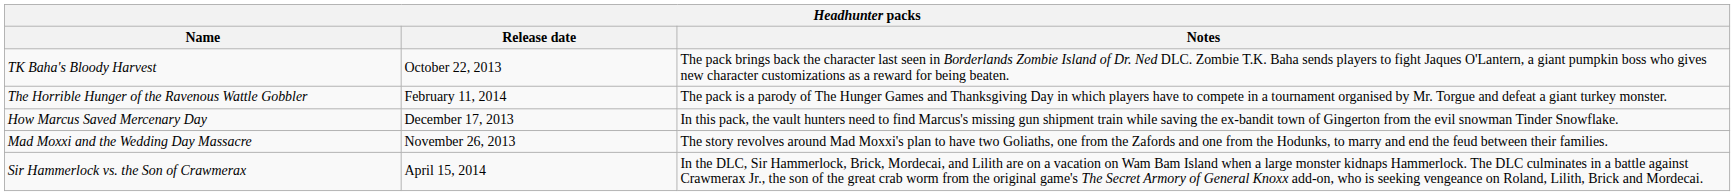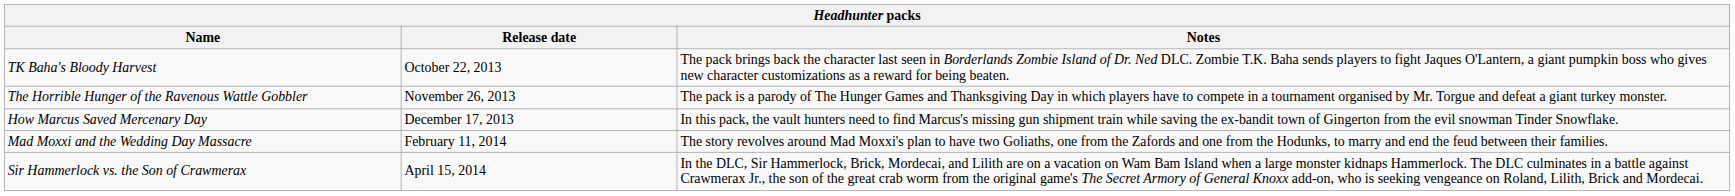(455, 97) February 11, 2014 -> (460, 97) November 26, 2013
(460, 141) November 26, 2013 -> (455, 141) February 11, 2014
